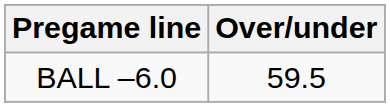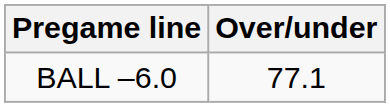(296, 76) 59.5 -> (296, 76) 77.1
